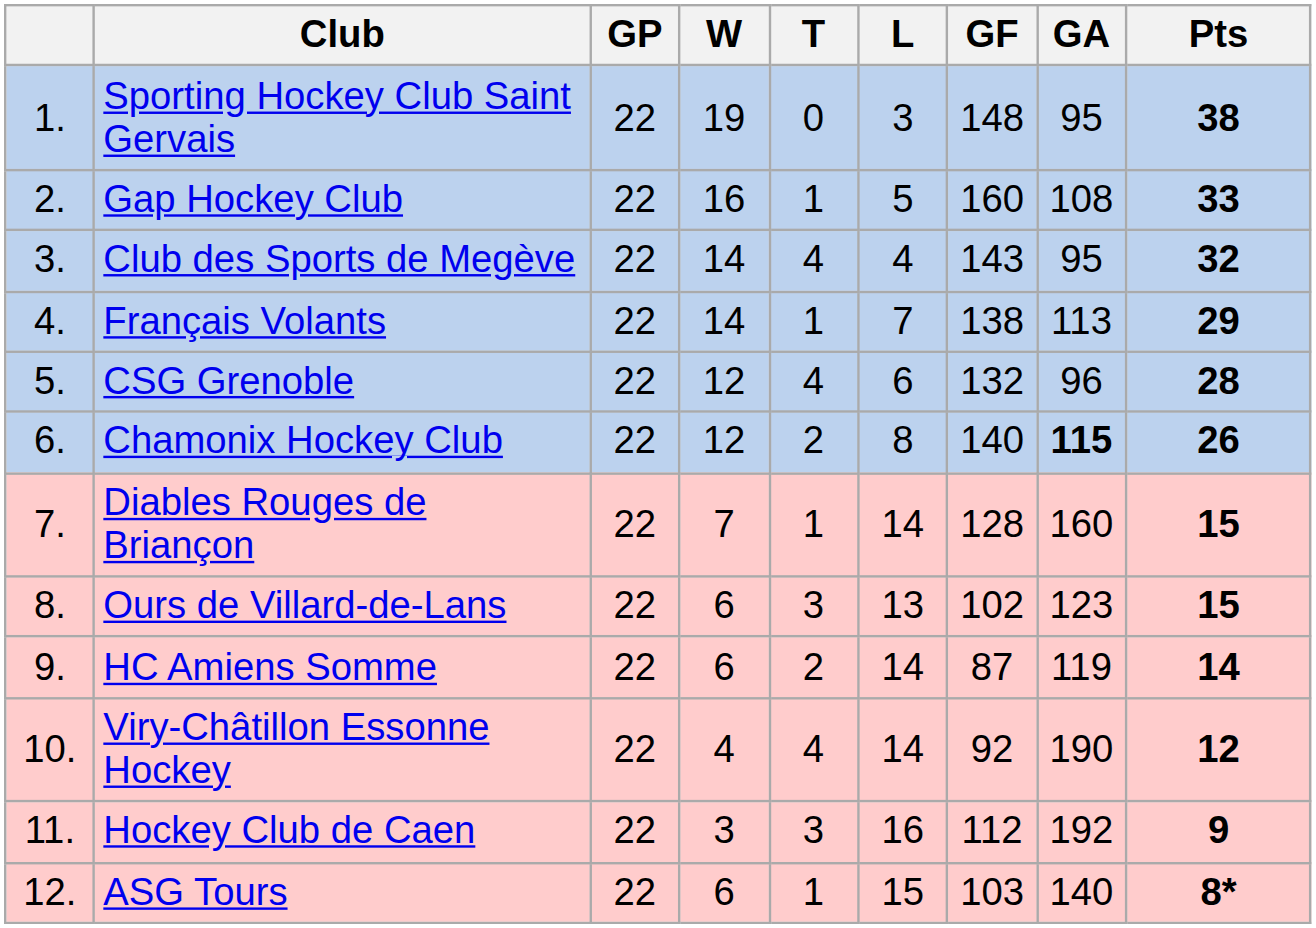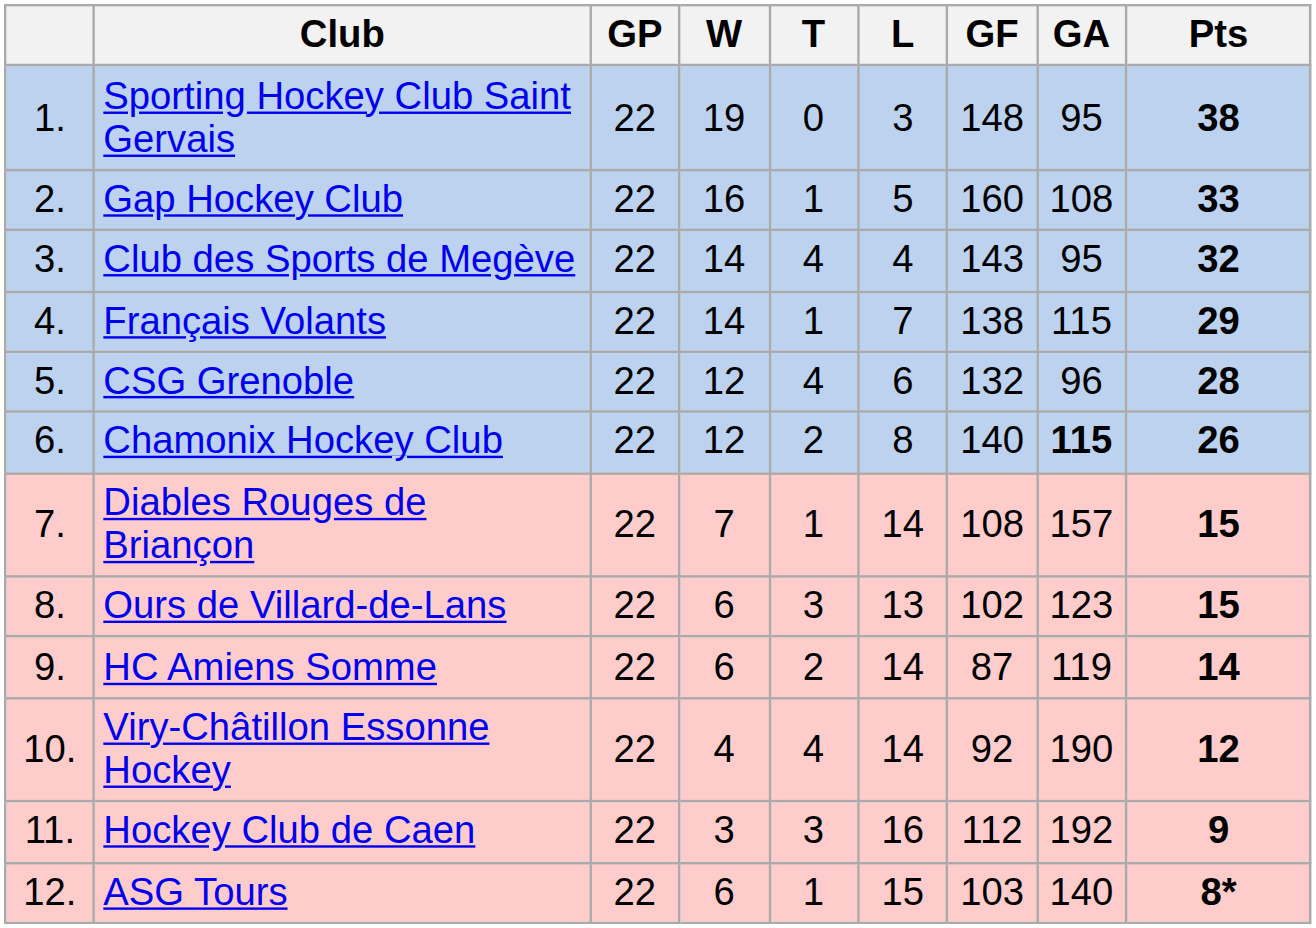(1081, 320) 113 -> (1081, 320) 115
(992, 523) 128 -> (992, 523) 108
(1081, 523) 160 -> (1081, 523) 157
